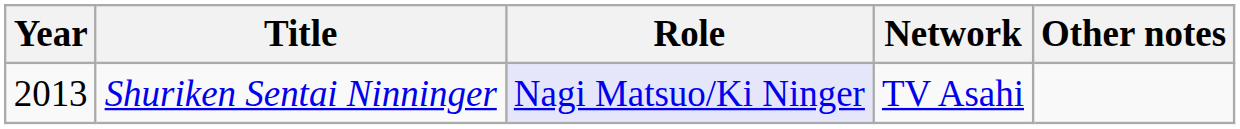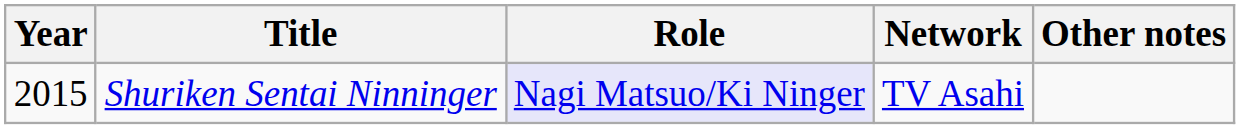(51, 92) 2013 -> (51, 92) 2015
